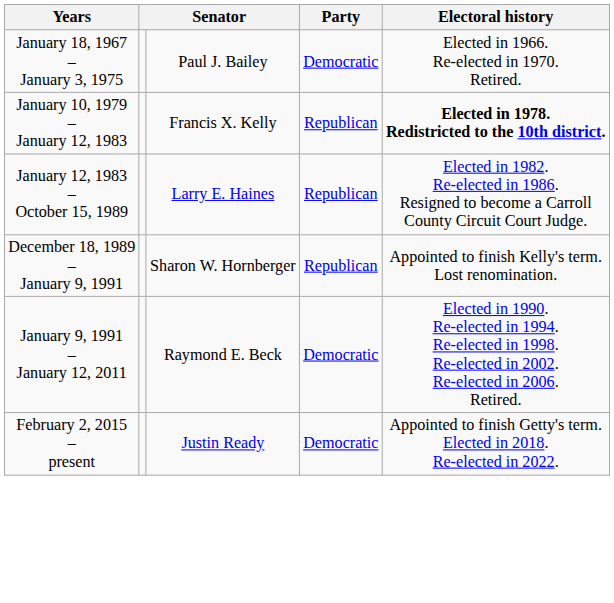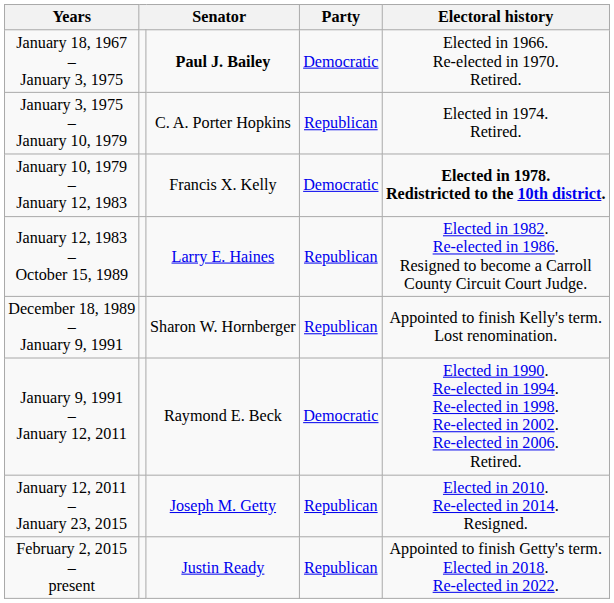(223, 61) normal -> (223, 61) bold
+ row: (72, 123)
(341, 123) Republican -> (341, 185) Democratic
+ row: (72, 505)
(341, 443) Democratic -> (341, 567) Republican
